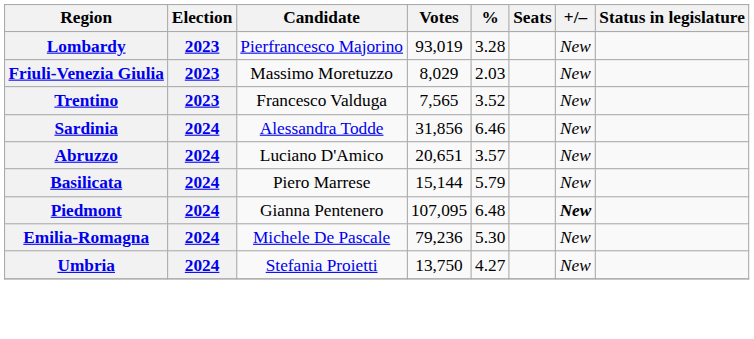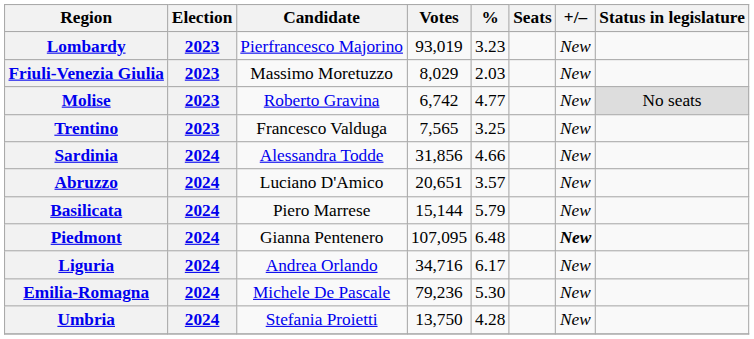(490, 45) 3.28 -> (490, 45) 3.23
+ row: (86, 100)
(490, 100) 3.52 -> (490, 127) 3.25
(490, 127) 6.46 -> (490, 155) 4.66
+ row: (86, 264)
(490, 264) 4.27 -> (490, 319) 4.28
